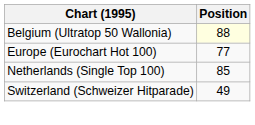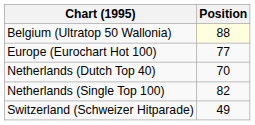+ row: (81, 71)
(223, 71) 85 -> (223, 91) 82
